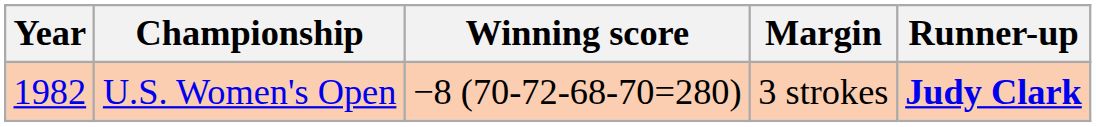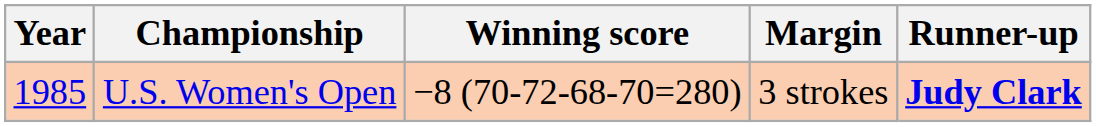(50, 90) 1982 -> (50, 90) 1985
